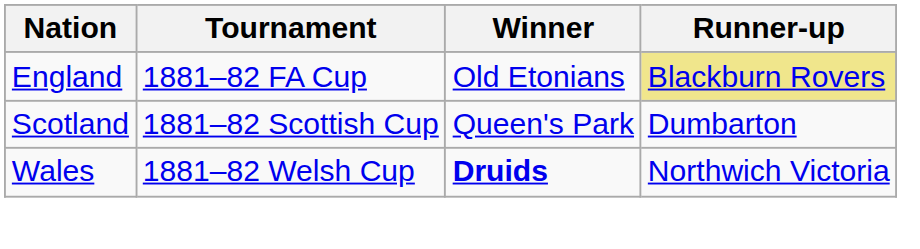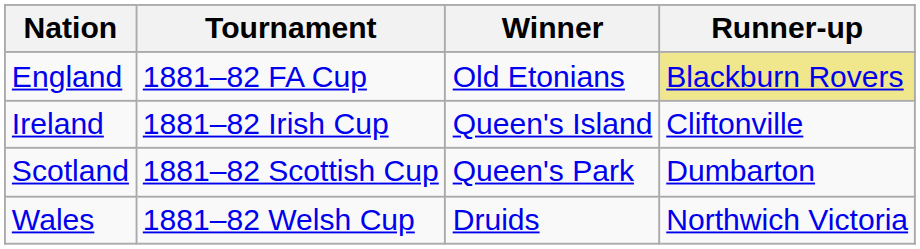+ row: (58, 123)
(500, 171) bold -> (496, 219) normal
